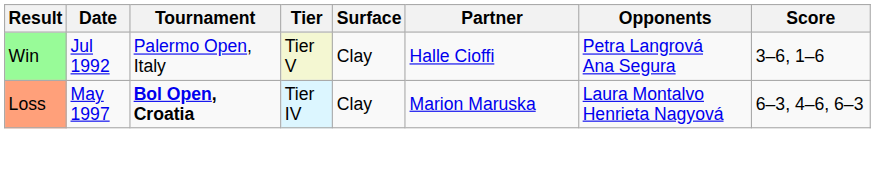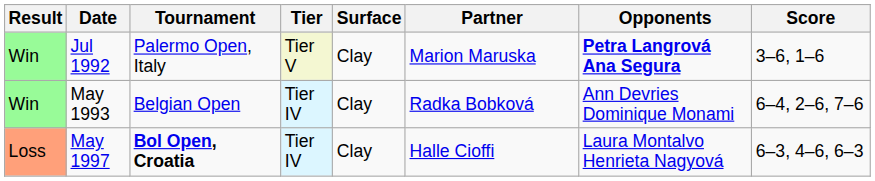(452, 56) Halle Cioffi -> (473, 56) Marion Maruska
(643, 56) normal -> (647, 56) bold
+ row: (90, 103)
(473, 103) Marion Maruska -> (452, 151) Halle Cioffi
